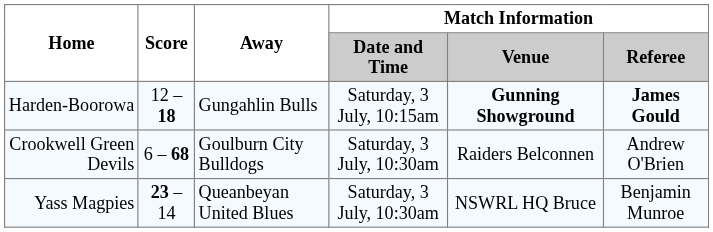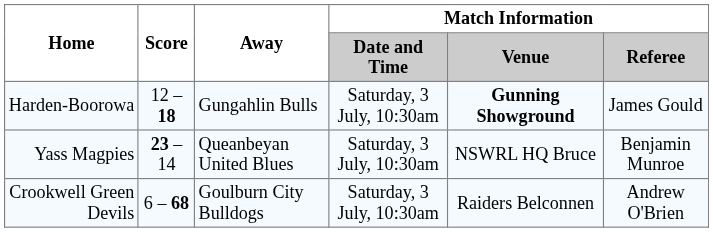(388, 105) Saturday, 3 July, 10:15am -> (388, 105) Saturday, 3 July, 10:30am
(656, 105) bold -> (656, 105) normal
rows swapped: (72, 154) <-> (84, 202)
